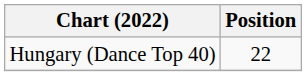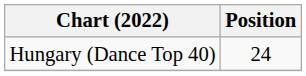(261, 53) 22 -> (261, 53) 24
